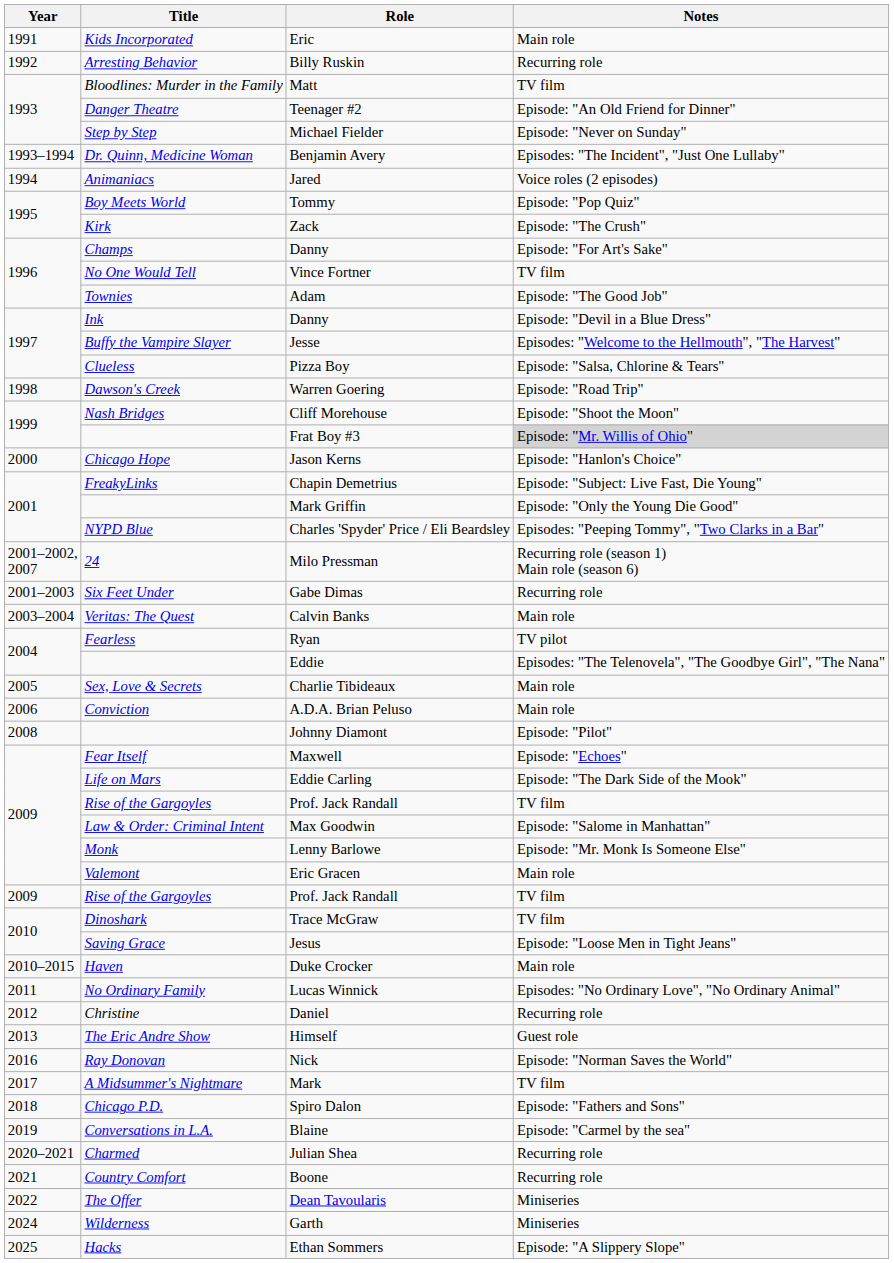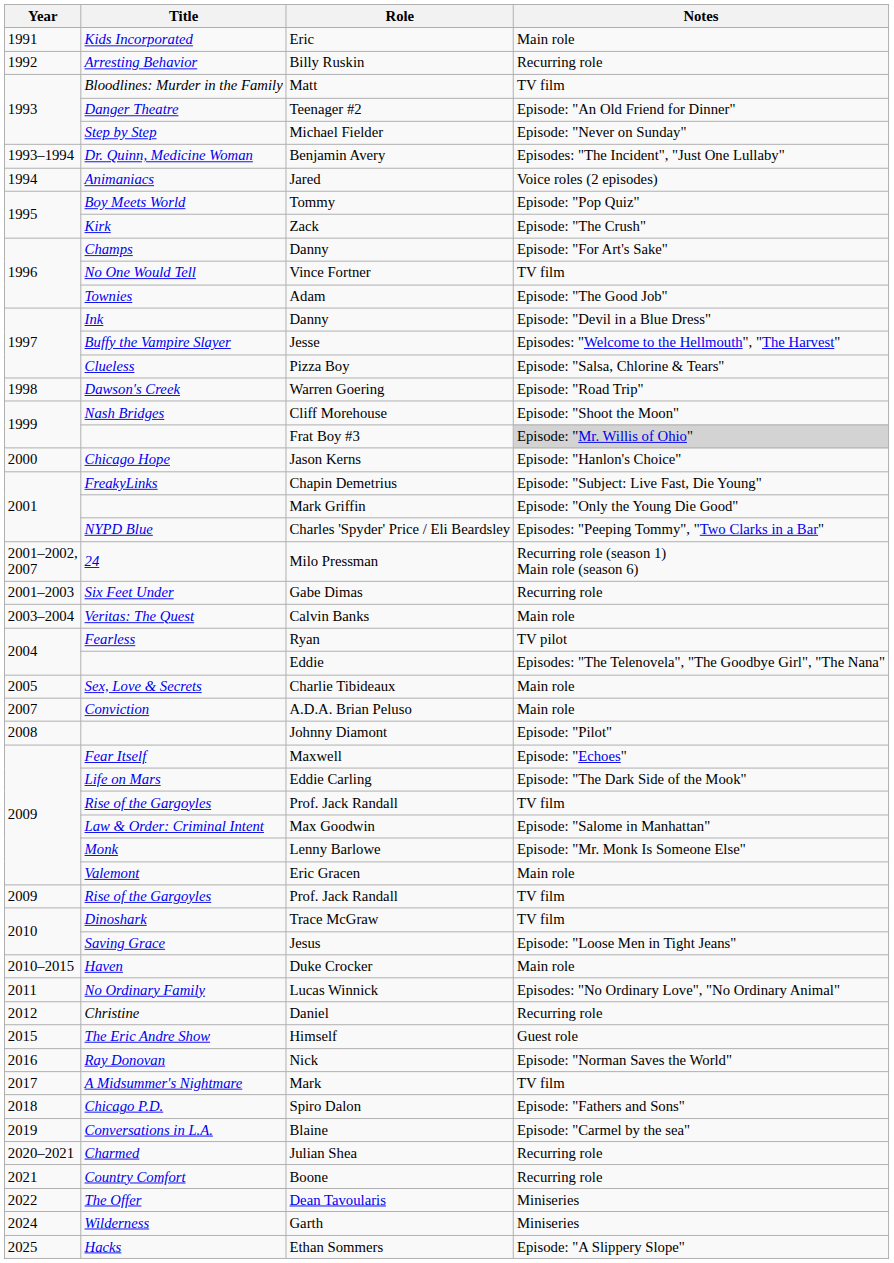(23, 709) 2006 -> (23, 709) 2007
(23, 1036) 2013 -> (23, 1036) 2015
